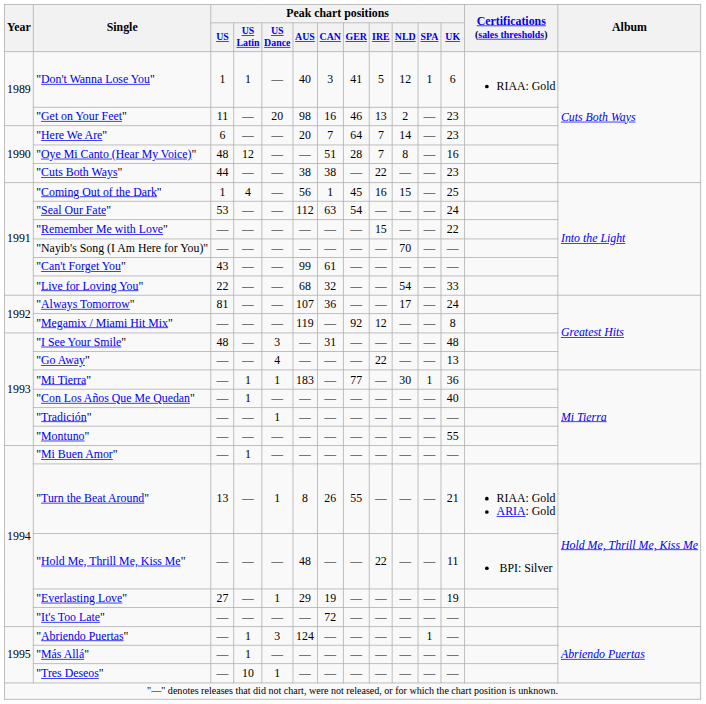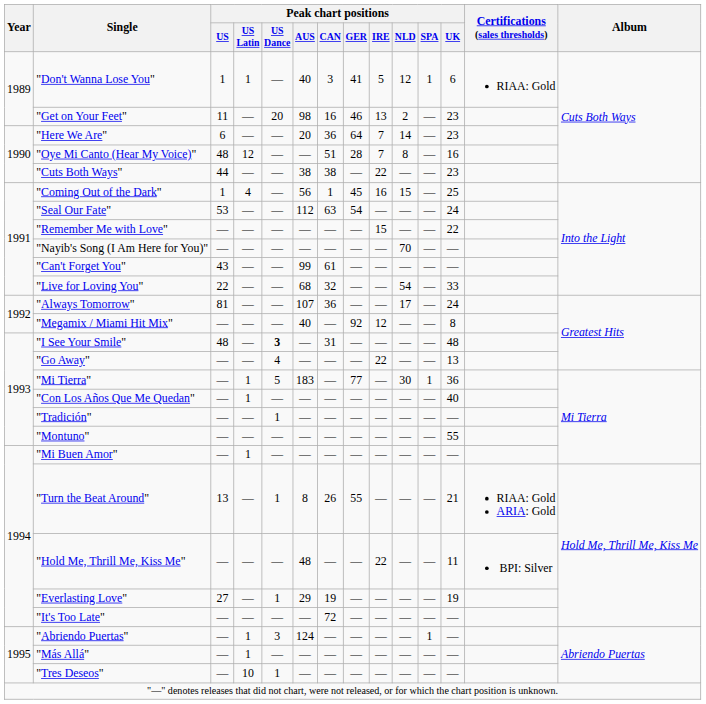(330, 135) 7 -> (330, 135) 36
(305, 323) 119 -> (305, 323) 40
(277, 342) normal -> (277, 342) bold
(277, 379) 1 -> (277, 379) 5
